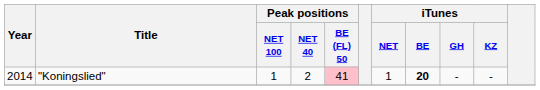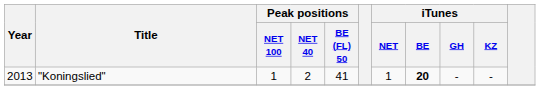(20, 76) 2014 -> (20, 76) 2013
(342, 76) pink background -> (342, 76) no background
